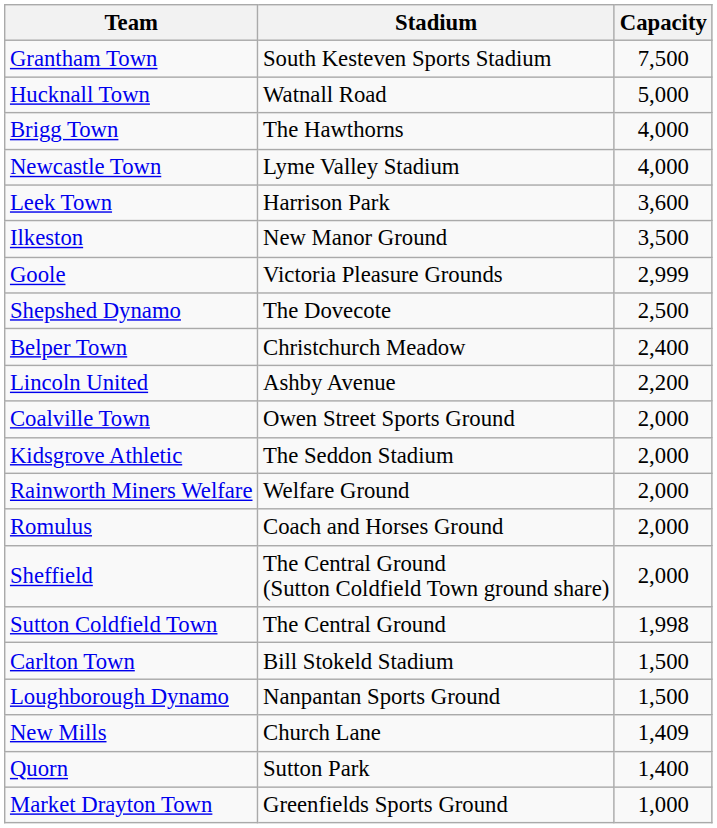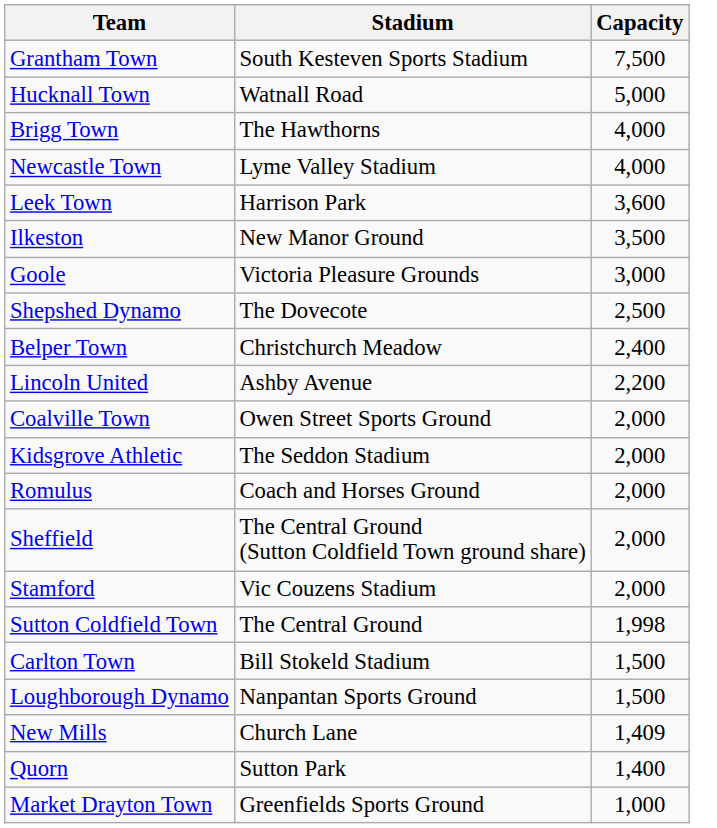(663, 274) 2,999 -> (640, 274) 3,000
- row: (131, 490)
+ row: (52, 588)
